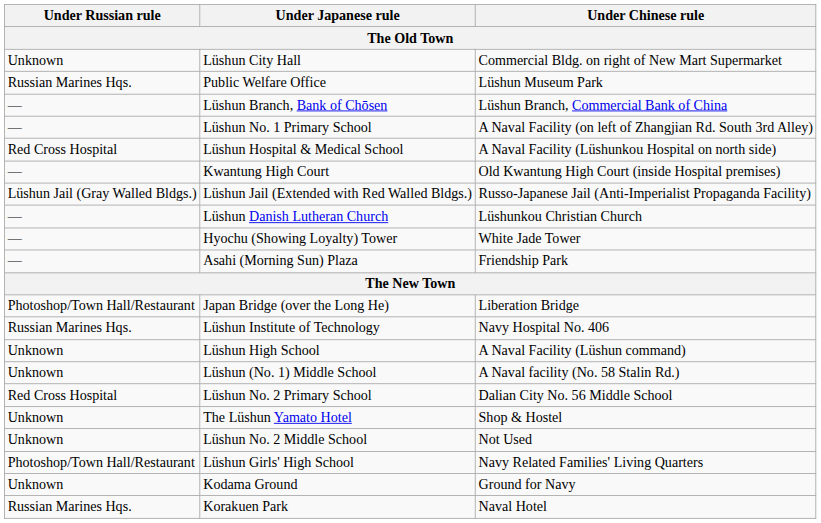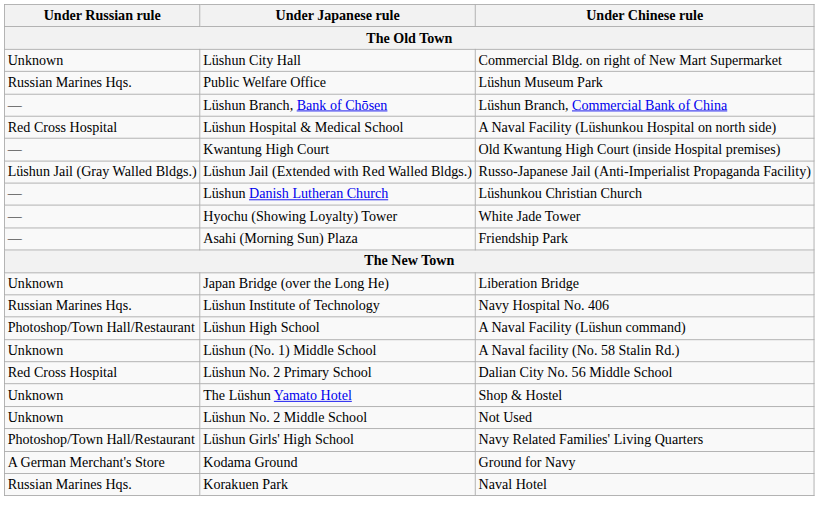- row: (288, 127)
(101, 305) Photoshop/Town Hall/Restaurant -> (35, 283) Unknown
(35, 350) Unknown -> (101, 328) Photoshop/Town Hall/Restaurant
(35, 484) Unknown -> (86, 462) A German Merchant's Store
